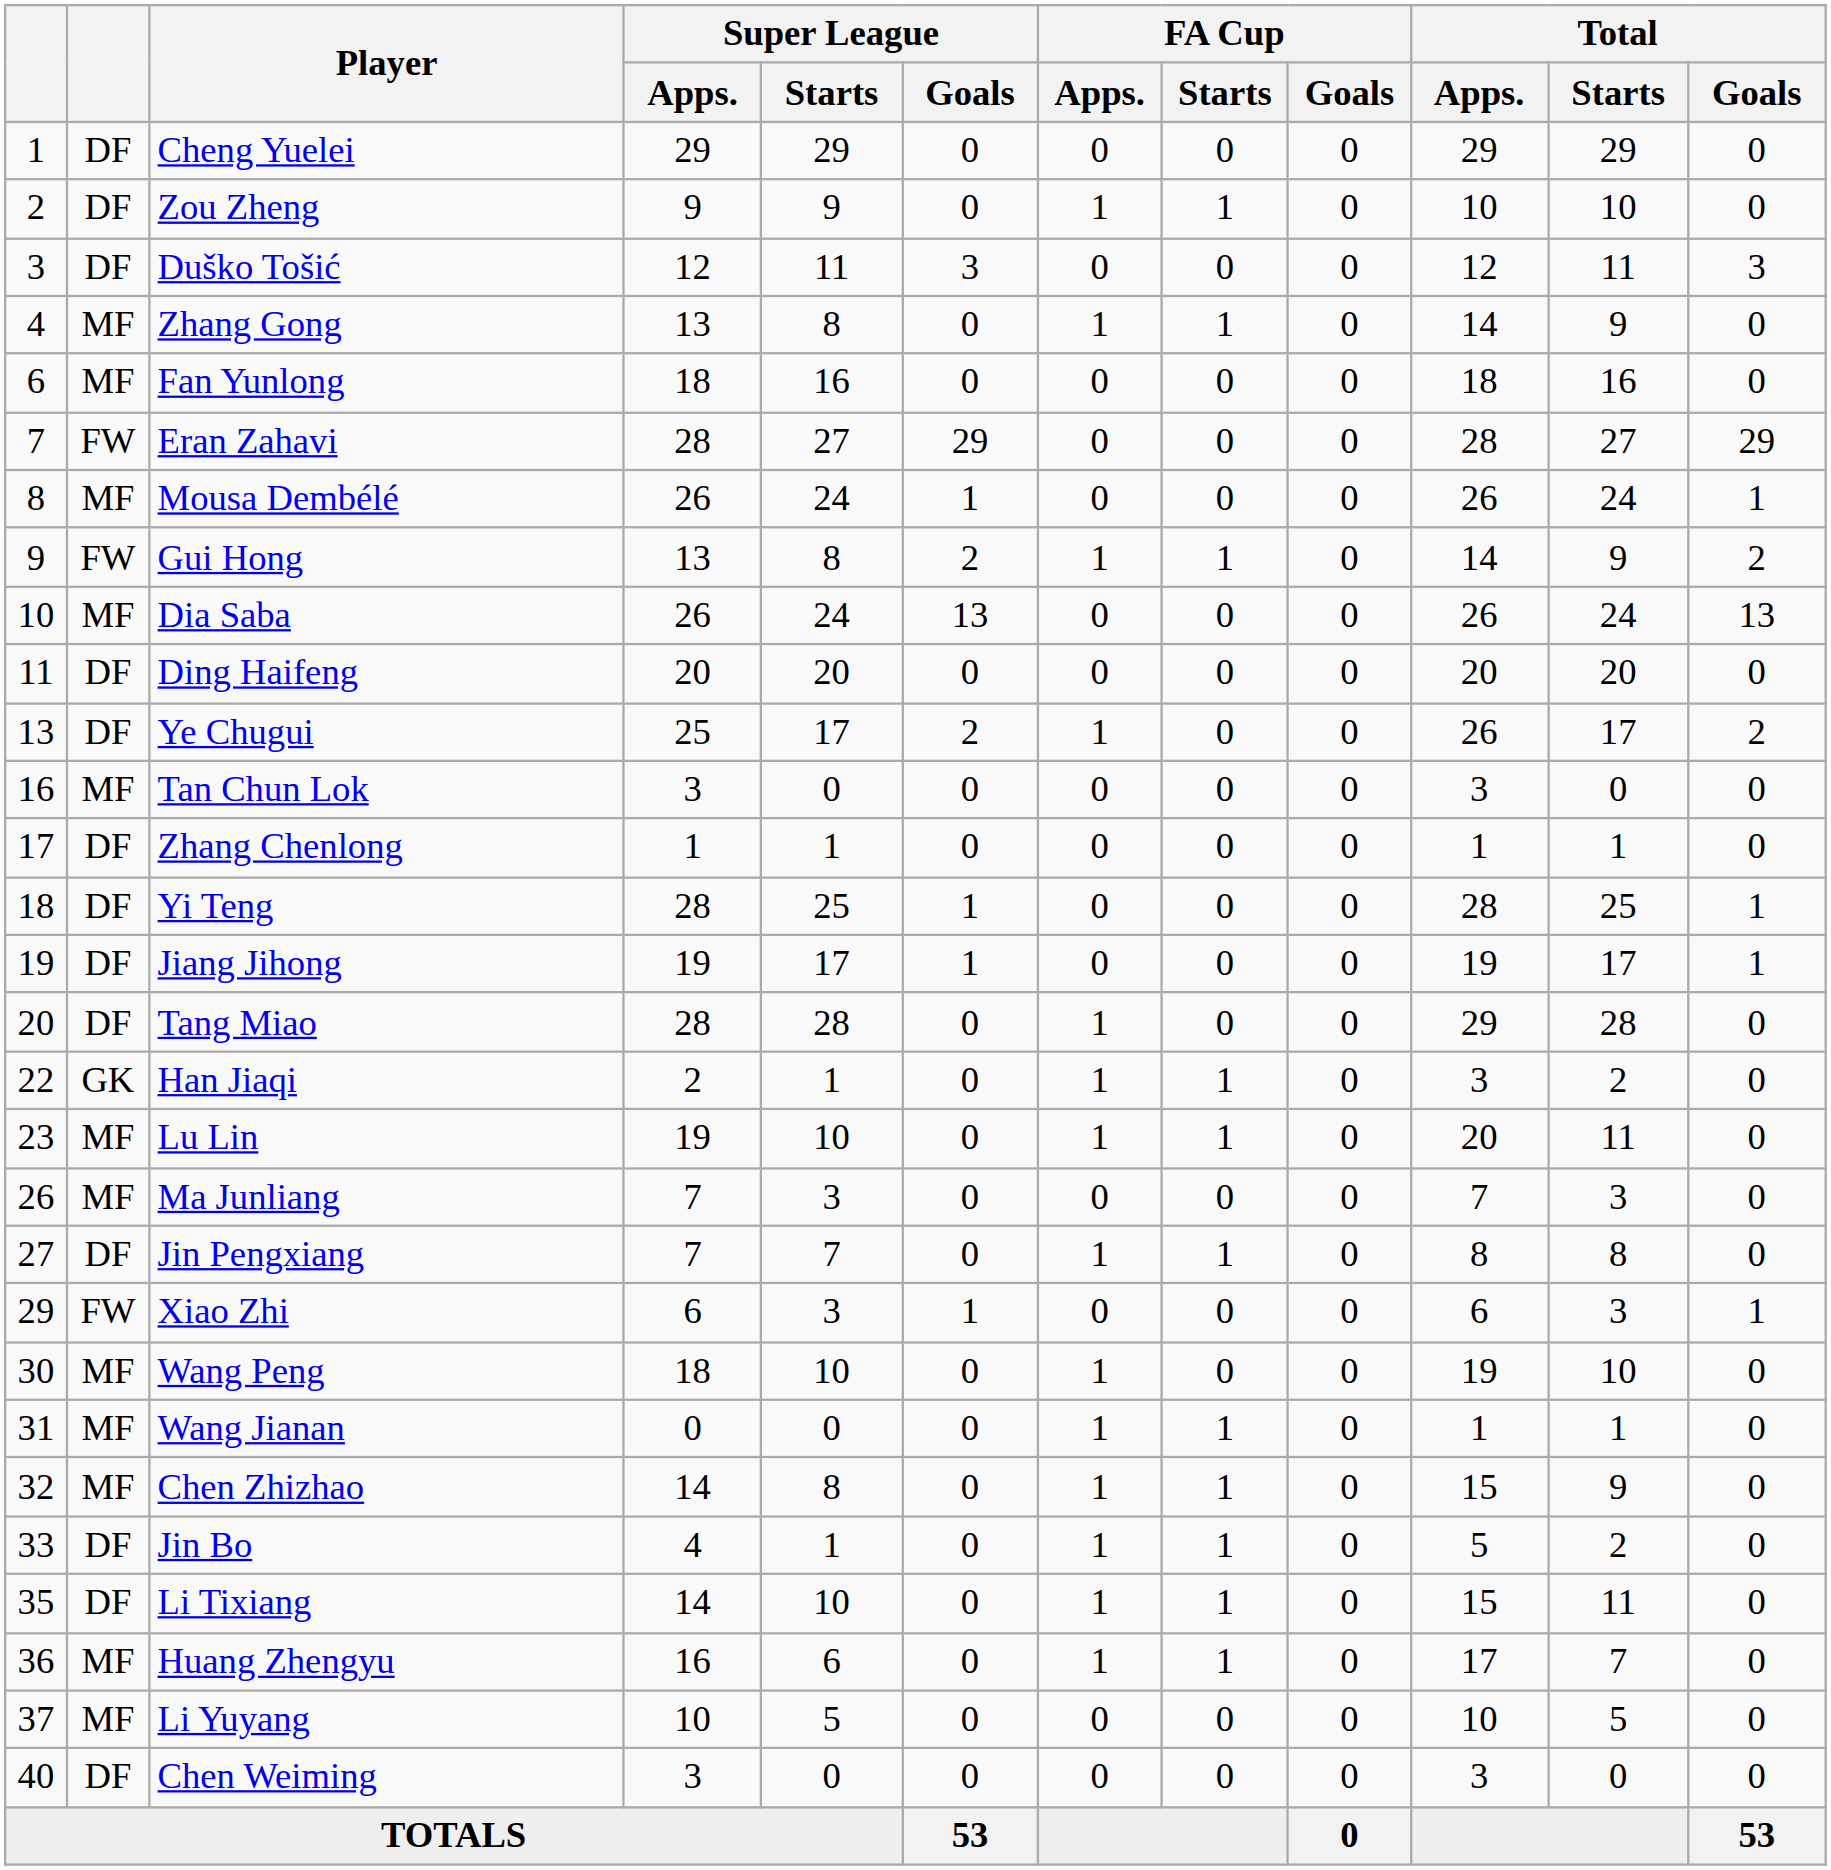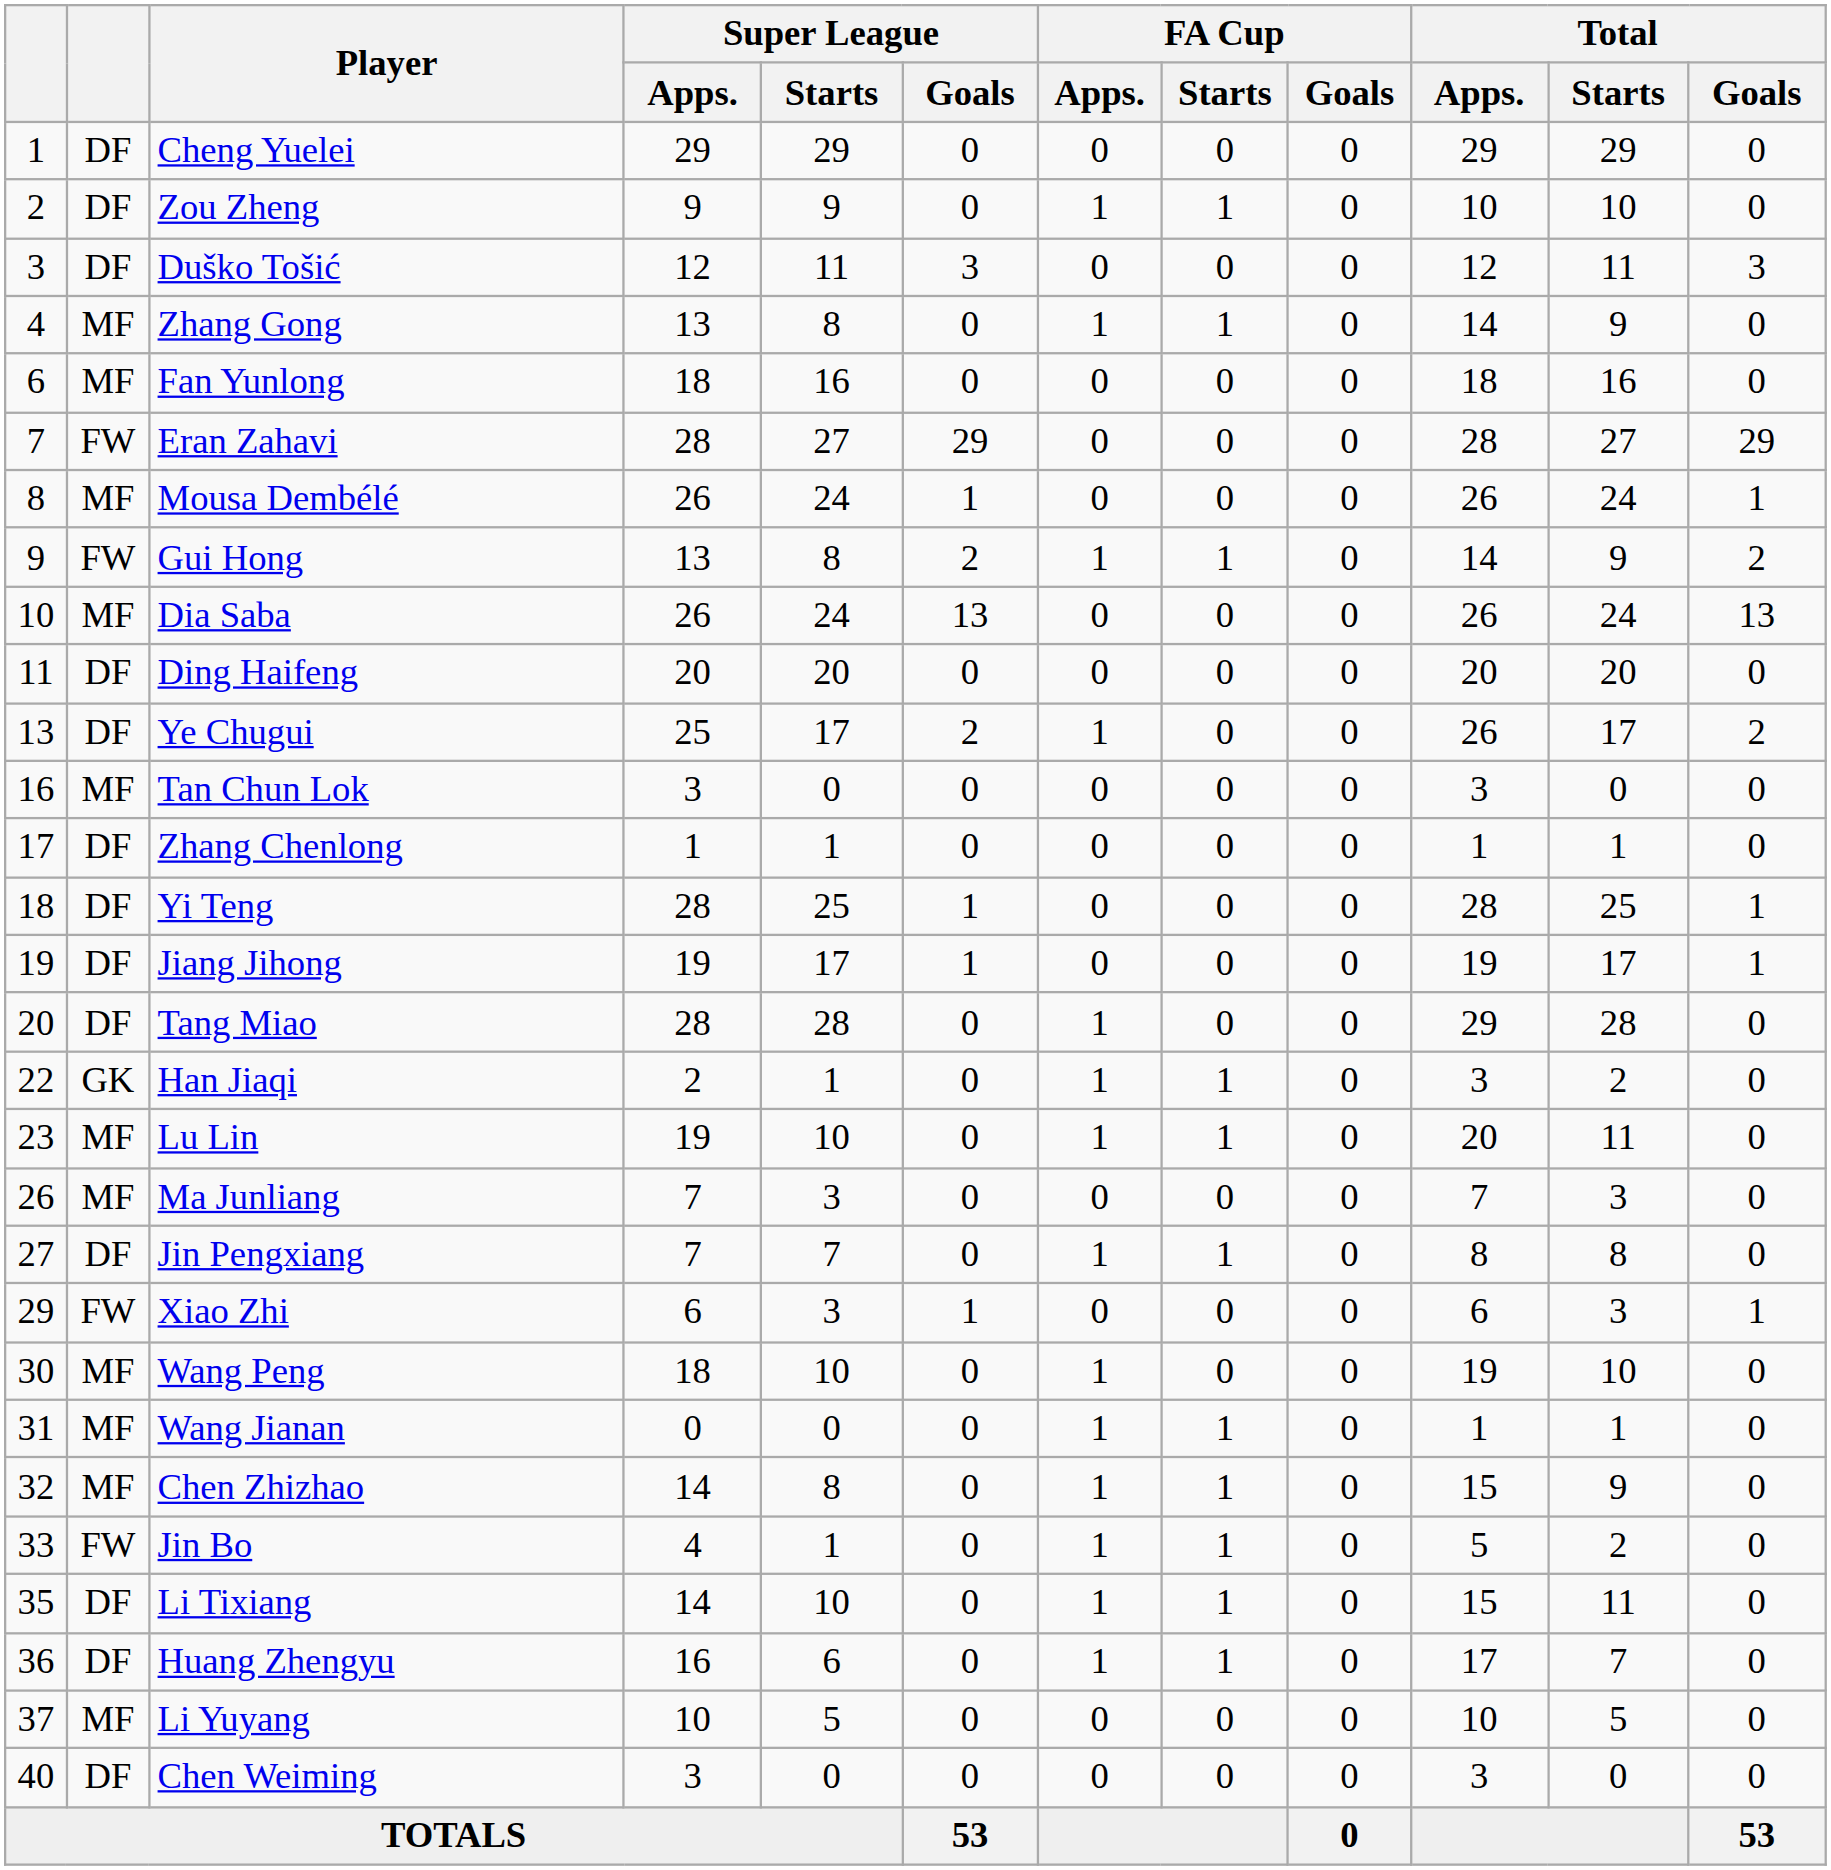(108, 1544) DF -> (108, 1544) FW
(108, 1660) MF -> (108, 1660) DF
